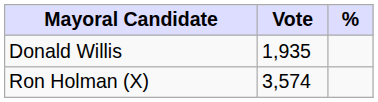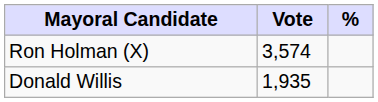rows swapped: (79, 81) <-> (66, 50)
